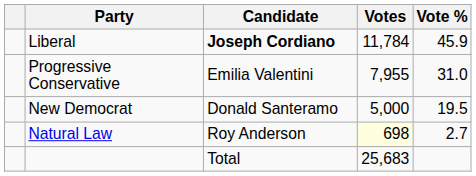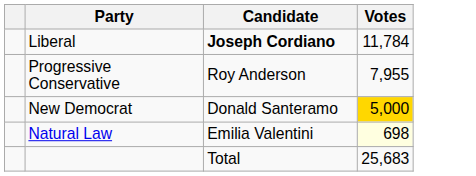- column: (442, 16)
(260, 75) Emilia Valentini -> (256, 75) Roy Anderson
(390, 109) no background -> (390, 109) gold background
(256, 134) Roy Anderson -> (260, 134) Emilia Valentini
